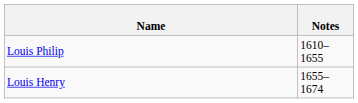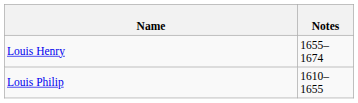rows swapped: (35, 51) <-> (36, 82)
